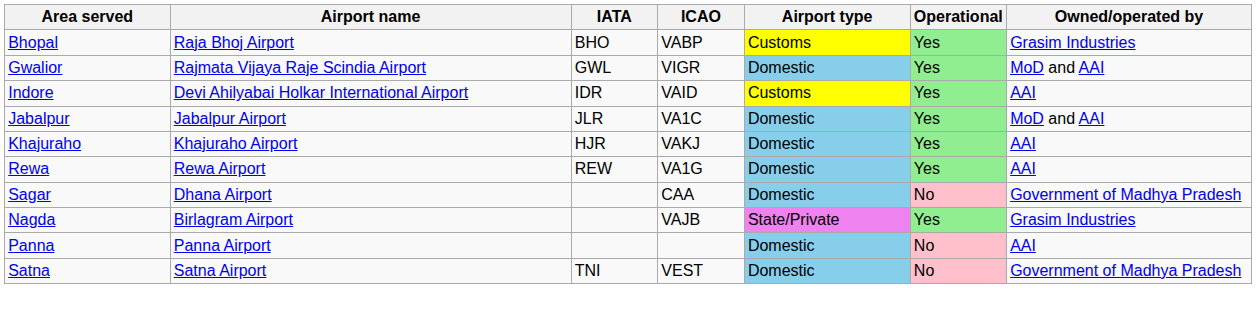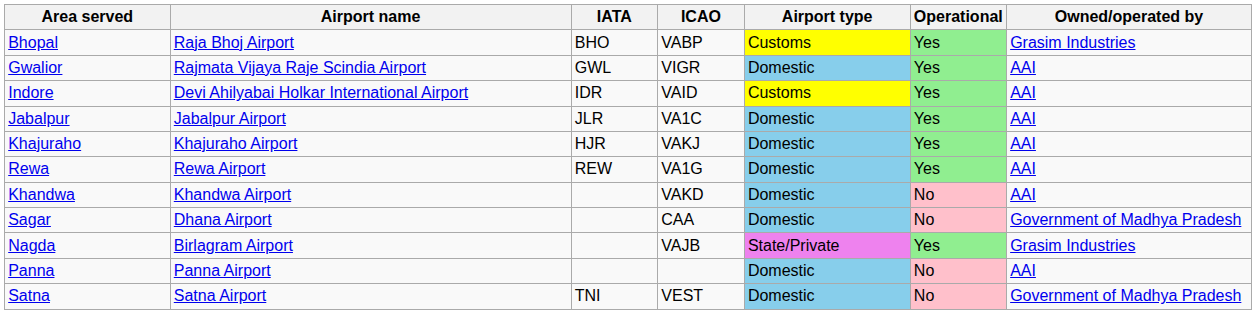(1057, 67) MoD and AAI -> (1023, 67) AAI
(1057, 118) MoD and AAI -> (1023, 118) AAI
+ row: (42, 194)
